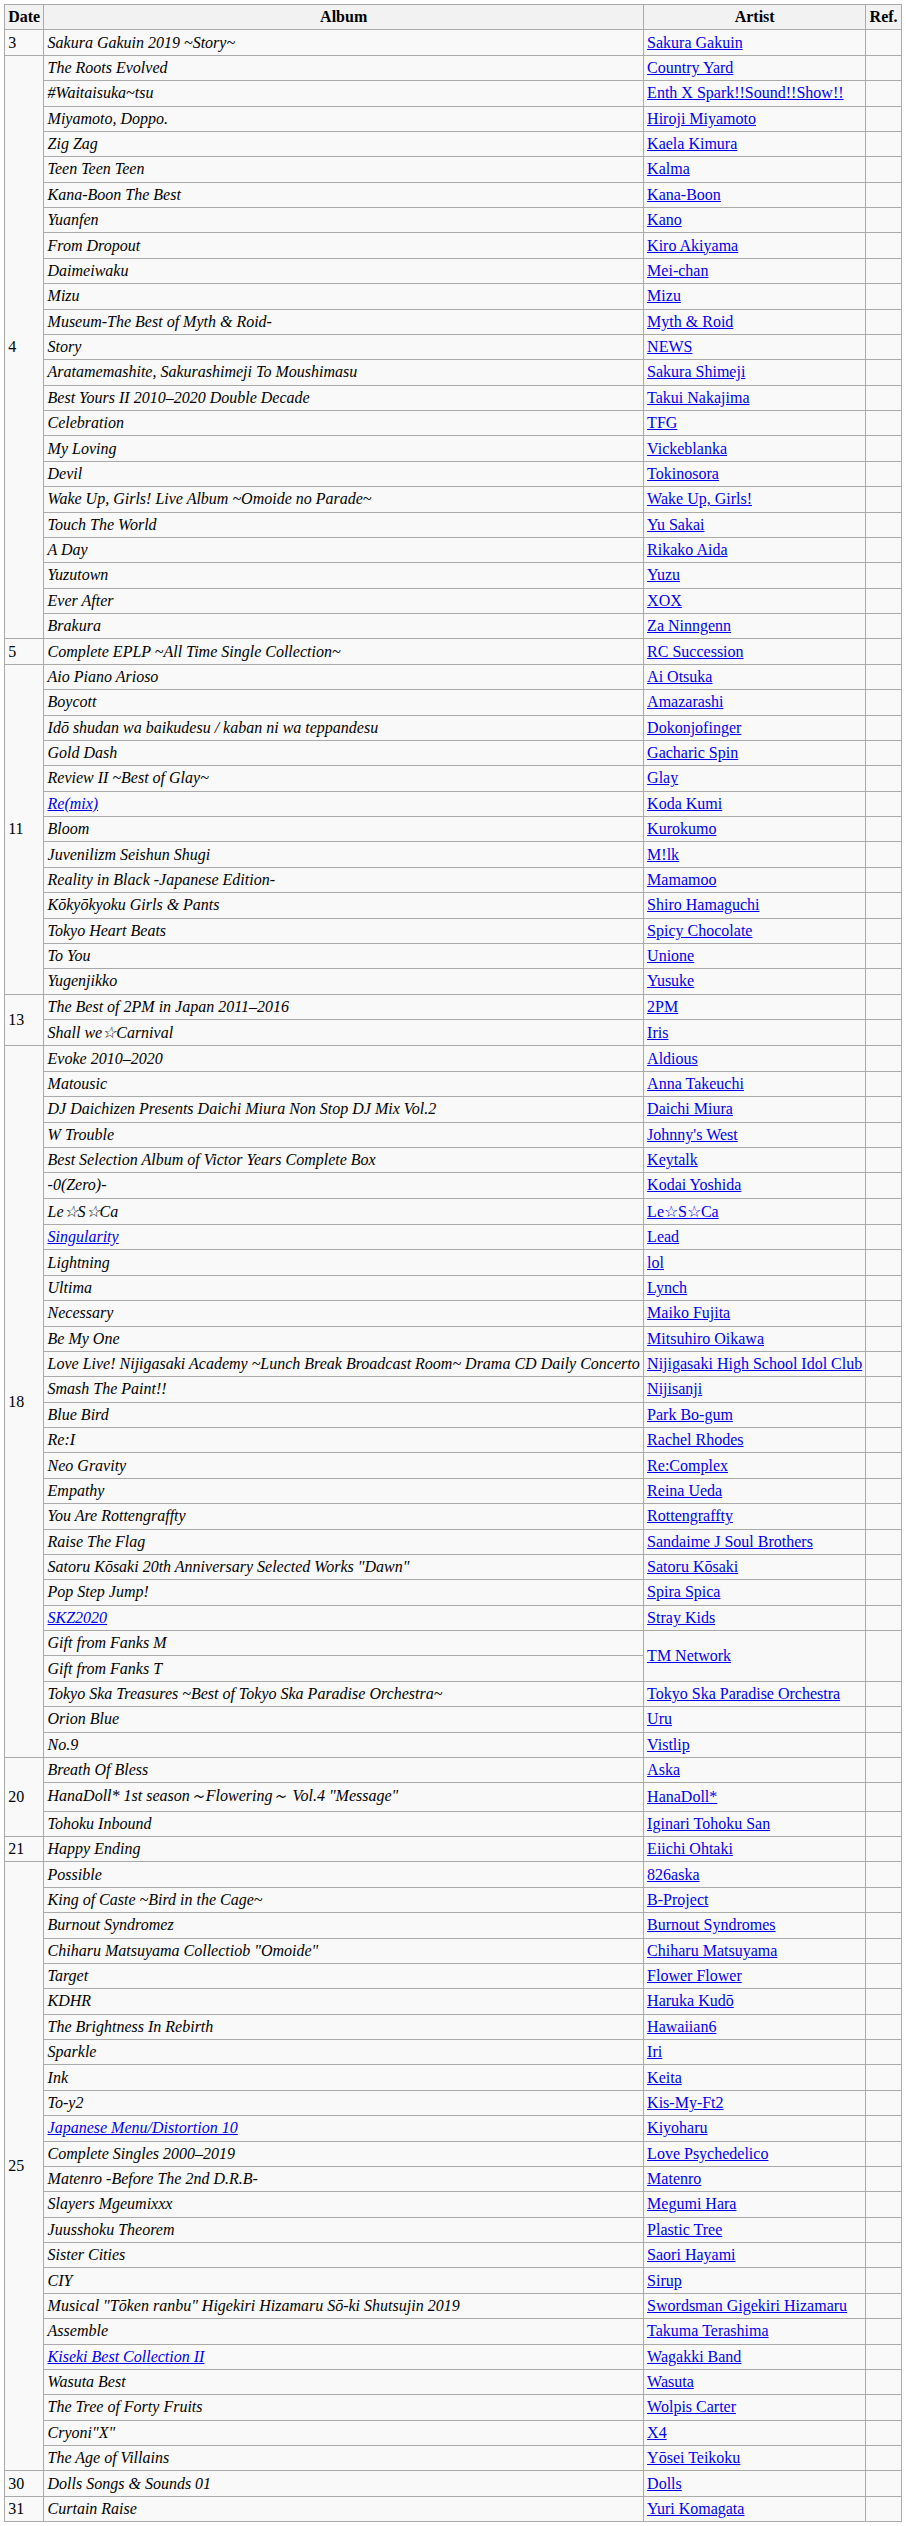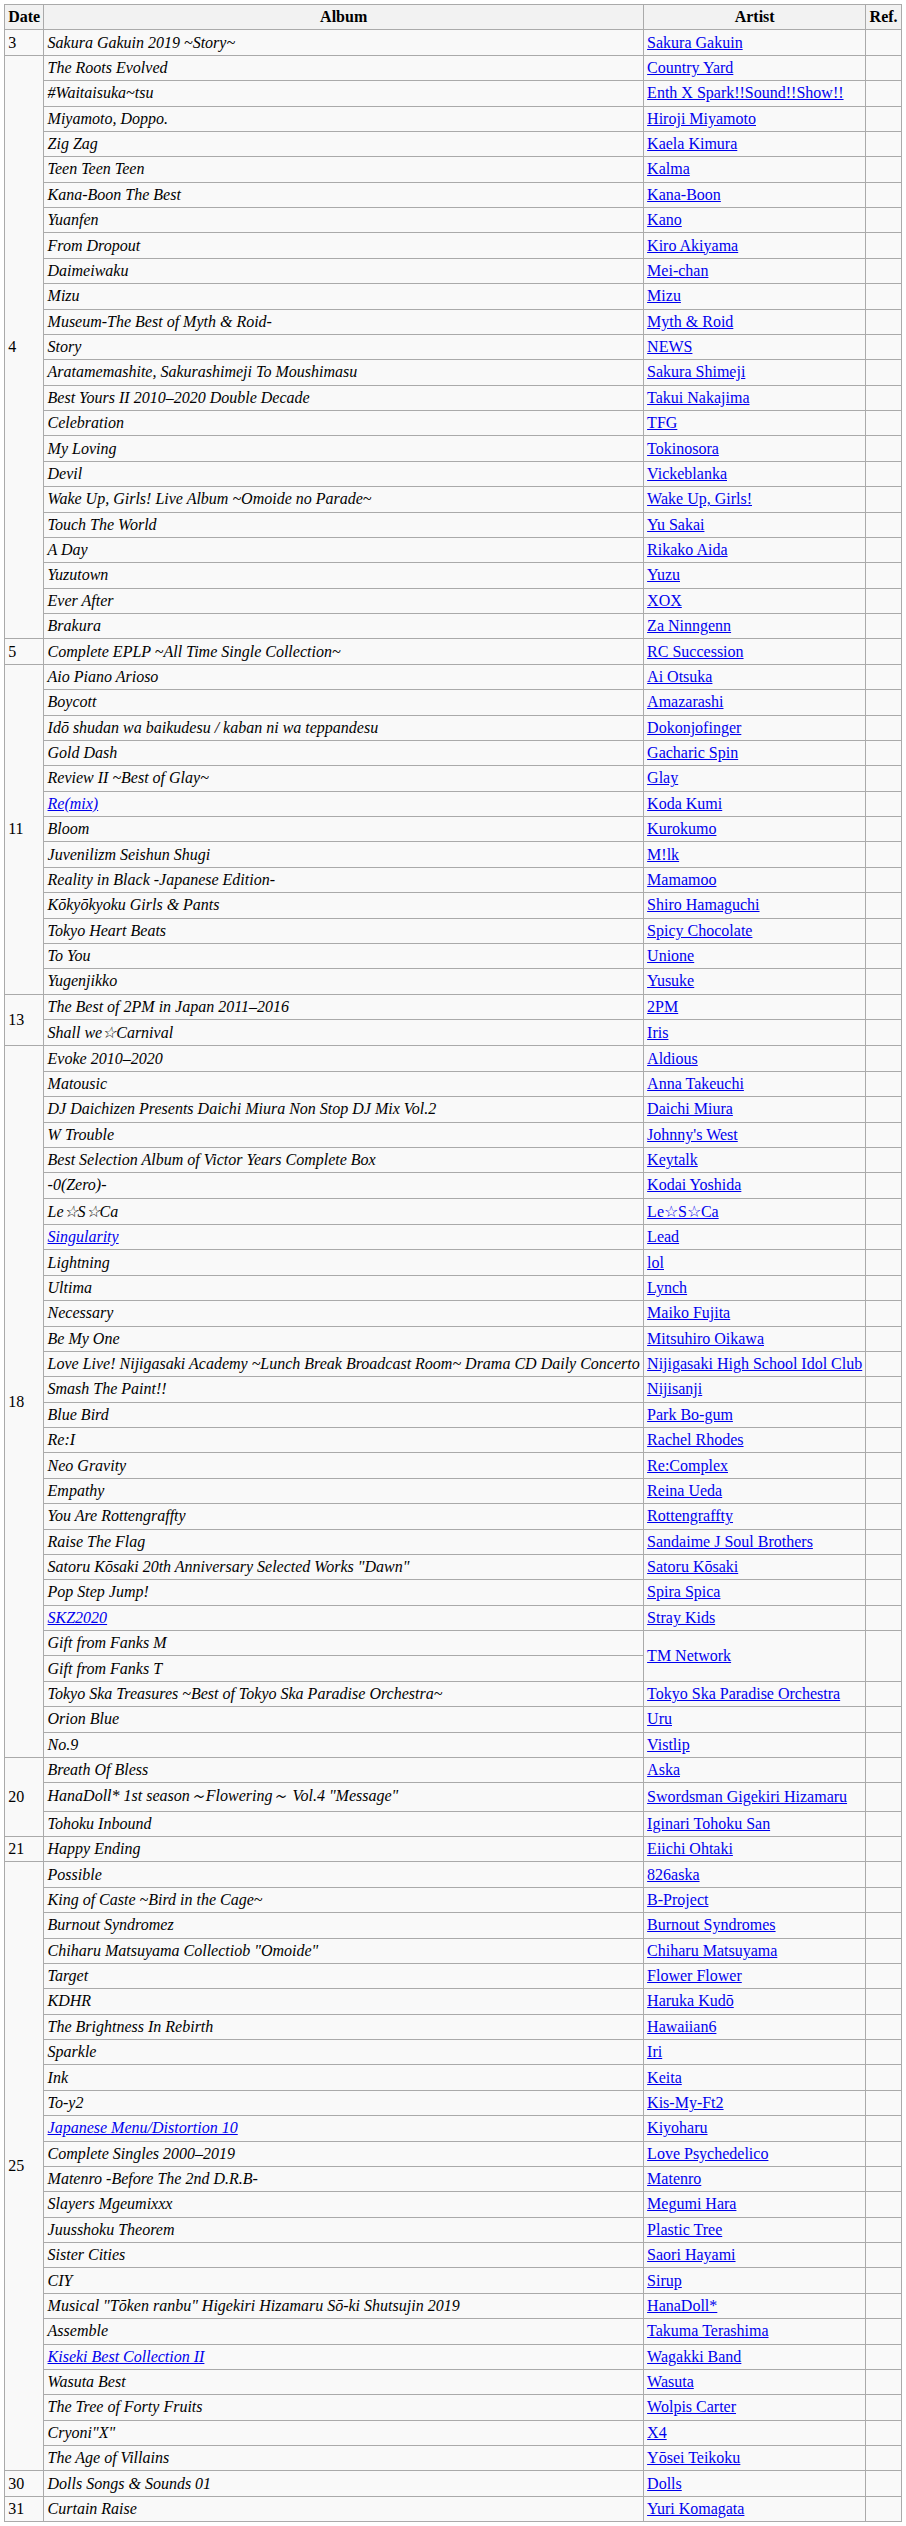(687, 448) Vickeblanka -> (683, 448) Tokinosora
(683, 473) Tokinosora -> (687, 473) Vickeblanka
(682, 1796) HanaDoll* -> (747, 1796) Swordsman Gigekiri Hizamaru
(747, 2305) Swordsman Gigekiri Hizamaru -> (682, 2305) HanaDoll*
